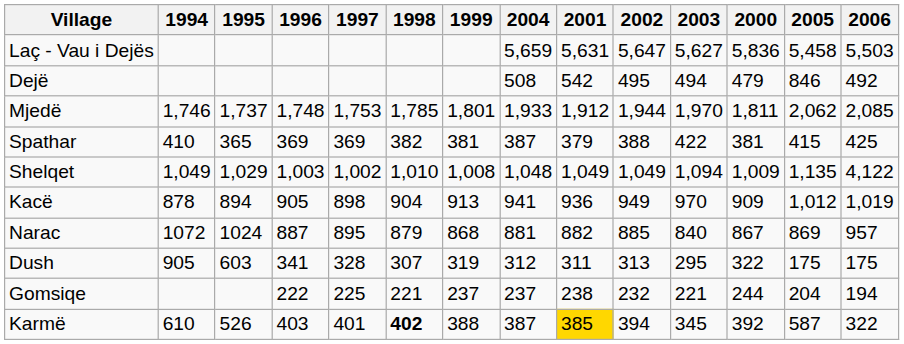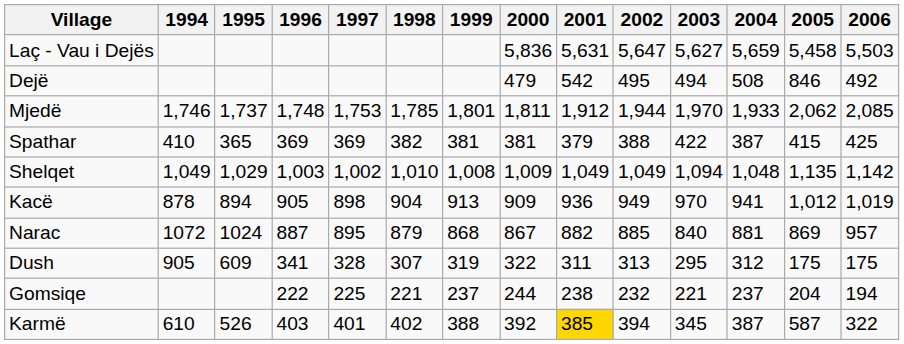columns swapped: (756, 19) <-> (528, 19)
(870, 171) 4,122 -> (870, 171) 1,142
(236, 263) 603 -> (236, 263) 609
(406, 324) bold -> (406, 324) normal
